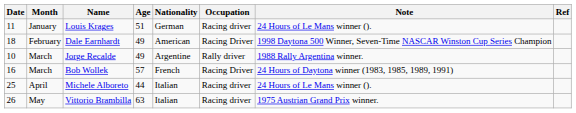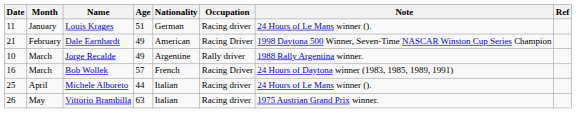(11, 41) 18 -> (11, 41) 21
